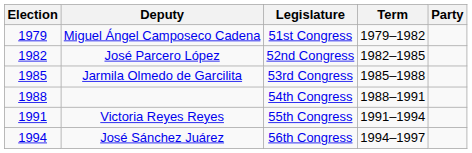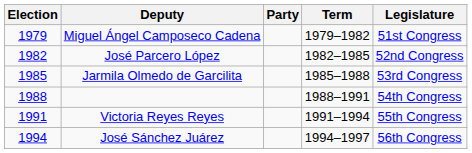columns swapped: (447, 14) <-> (310, 14)
